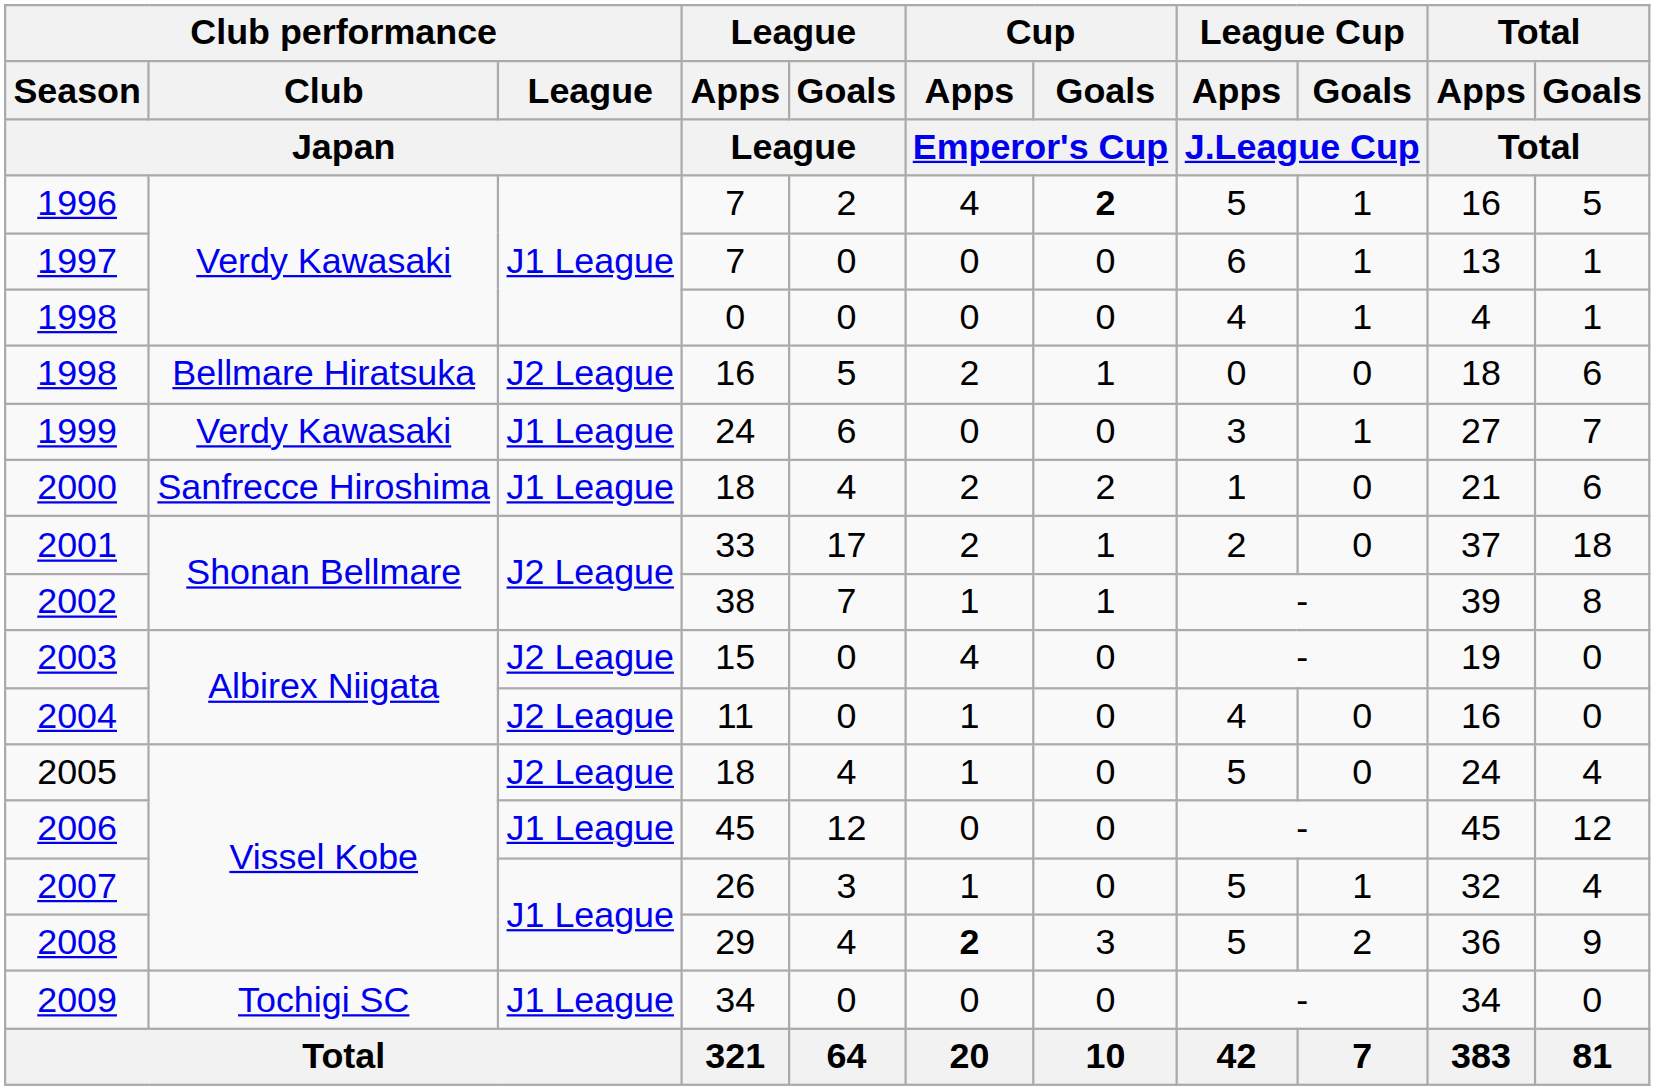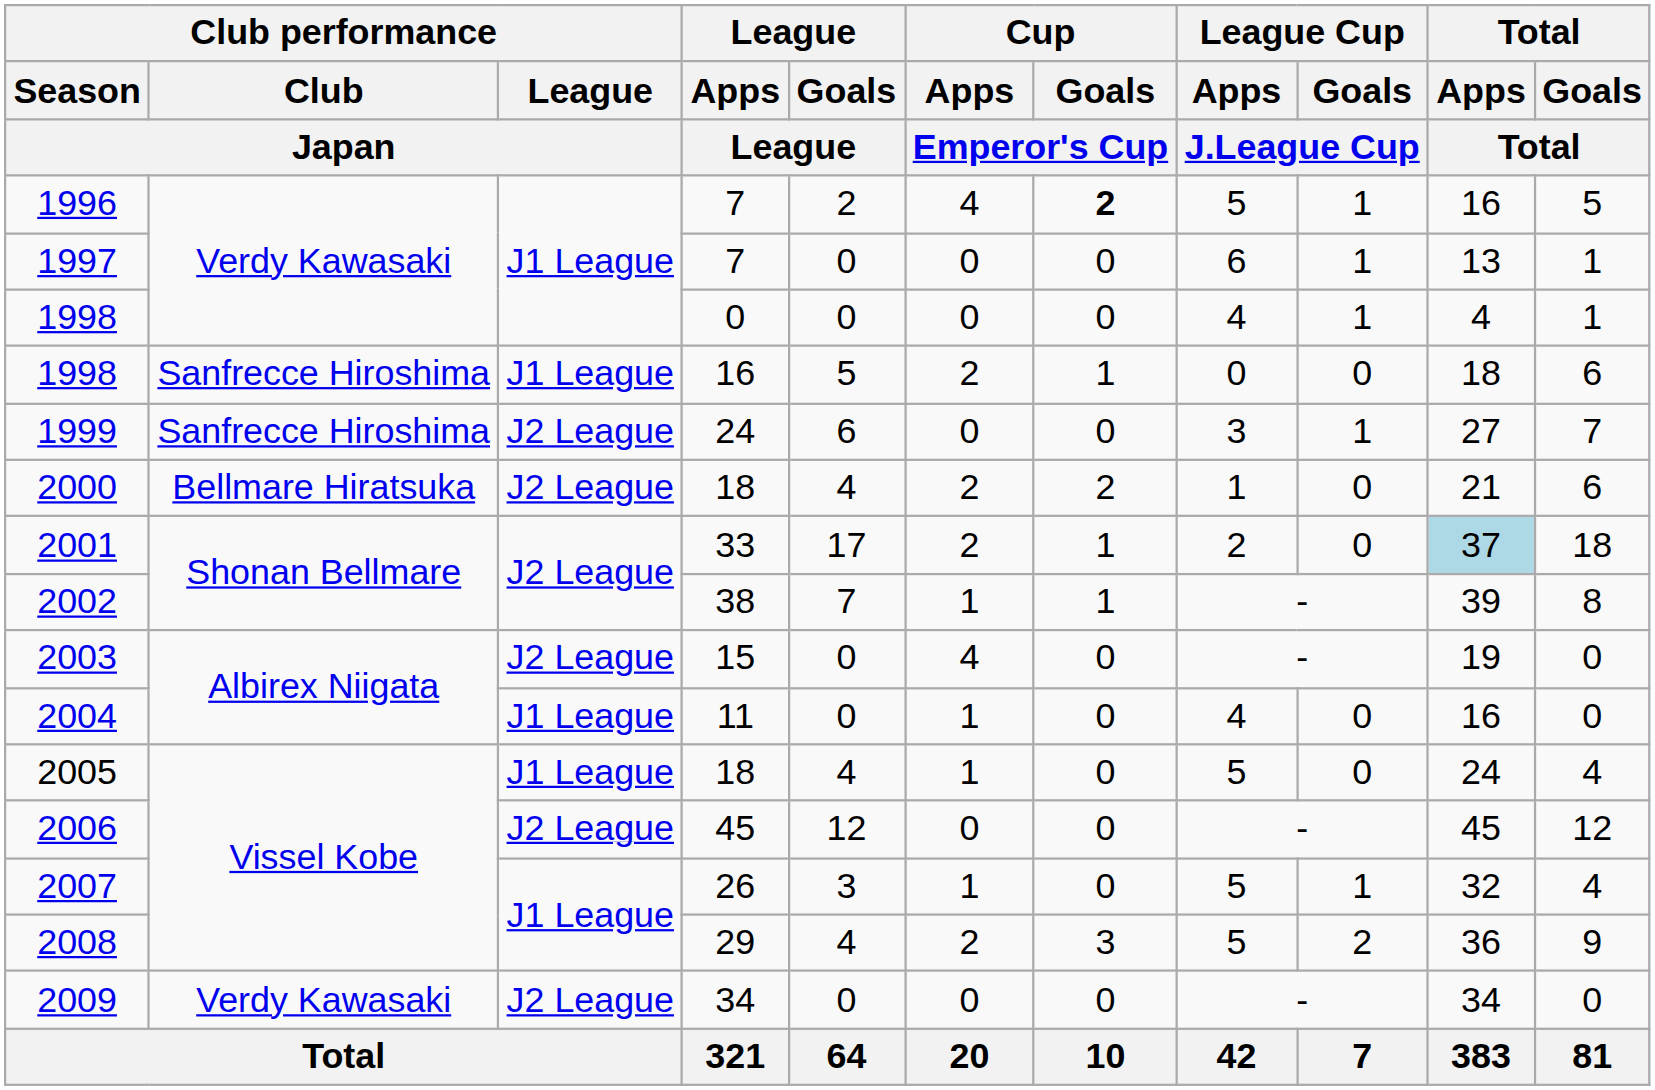(324, 373) Bellmare Hiratsuka -> (324, 373) Sanfrecce Hiroshima
(590, 373) J2 League -> (590, 373) J1 League
(324, 430) Verdy Kawasaki -> (324, 430) Sanfrecce Hiroshima
(590, 430) J1 League -> (590, 430) J2 League
(324, 487) Sanfrecce Hiroshima -> (324, 487) Bellmare Hiratsuka
(590, 487) J1 League -> (590, 487) J2 League
(1481, 544) no background -> (1481, 544) lightblue background
(590, 715) J2 League -> (590, 715) J1 League
(590, 771) J2 League -> (590, 771) J1 League
(590, 828) J1 League -> (590, 828) J2 League
(969, 942) bold -> (969, 942) normal
(324, 999) Tochigi SC -> (324, 999) Verdy Kawasaki
(590, 999) J1 League -> (590, 999) J2 League
